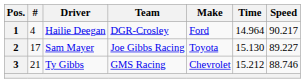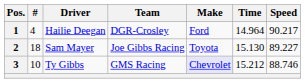(35, 47) 17 -> (35, 47) 18
(35, 65) 21 -> (35, 65) 10
(210, 65) no background -> (210, 65) lavender background
